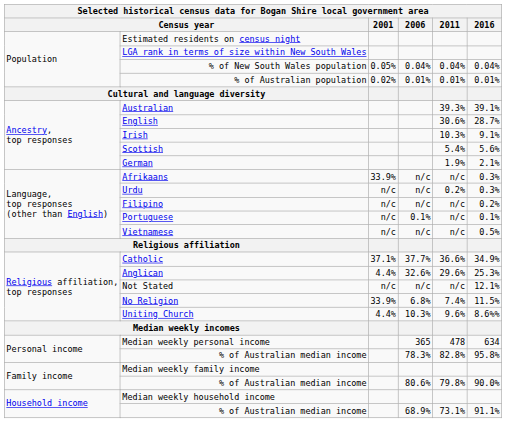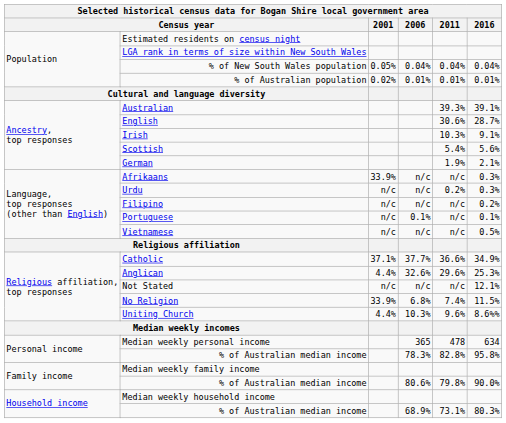(484, 411) 91.1% -> (484, 411) 80.3%
